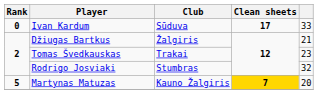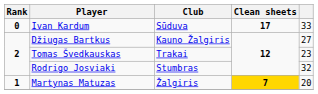(177, 40) Žalgiris -> (193, 40) Kauno Žalgiris
(306, 40) 21 -> (306, 40) 27
(17, 82) 5 -> (17, 82) 1
(193, 82) Kauno Žalgiris -> (177, 82) Žalgiris
